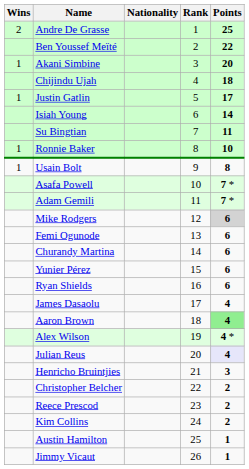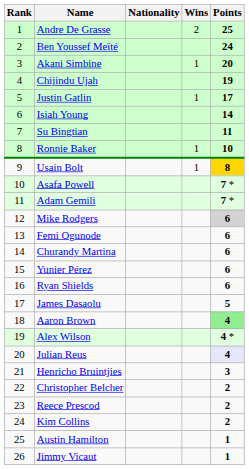columns swapped: (196, 13) <-> (19, 13)
(227, 47) 22 -> (227, 47) 24
(227, 81) 18 -> (227, 81) 19
(227, 167) no background -> (227, 167) gold background
(227, 303) 4 -> (227, 303) 5
